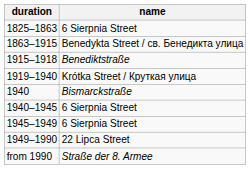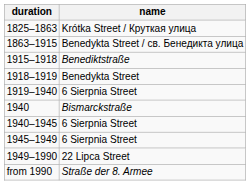(99, 28) 6 Sierpnia Street -> (129, 28) Krótka Street / Круткая улица
+ row: (32, 76)
(129, 76) Krótka Street / Круткая улица -> (99, 92) 6 Sierpnia Street
